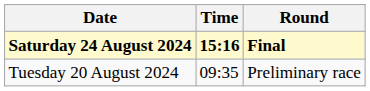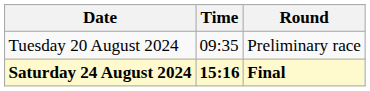rows swapped: (94, 72) <-> (100, 45)
